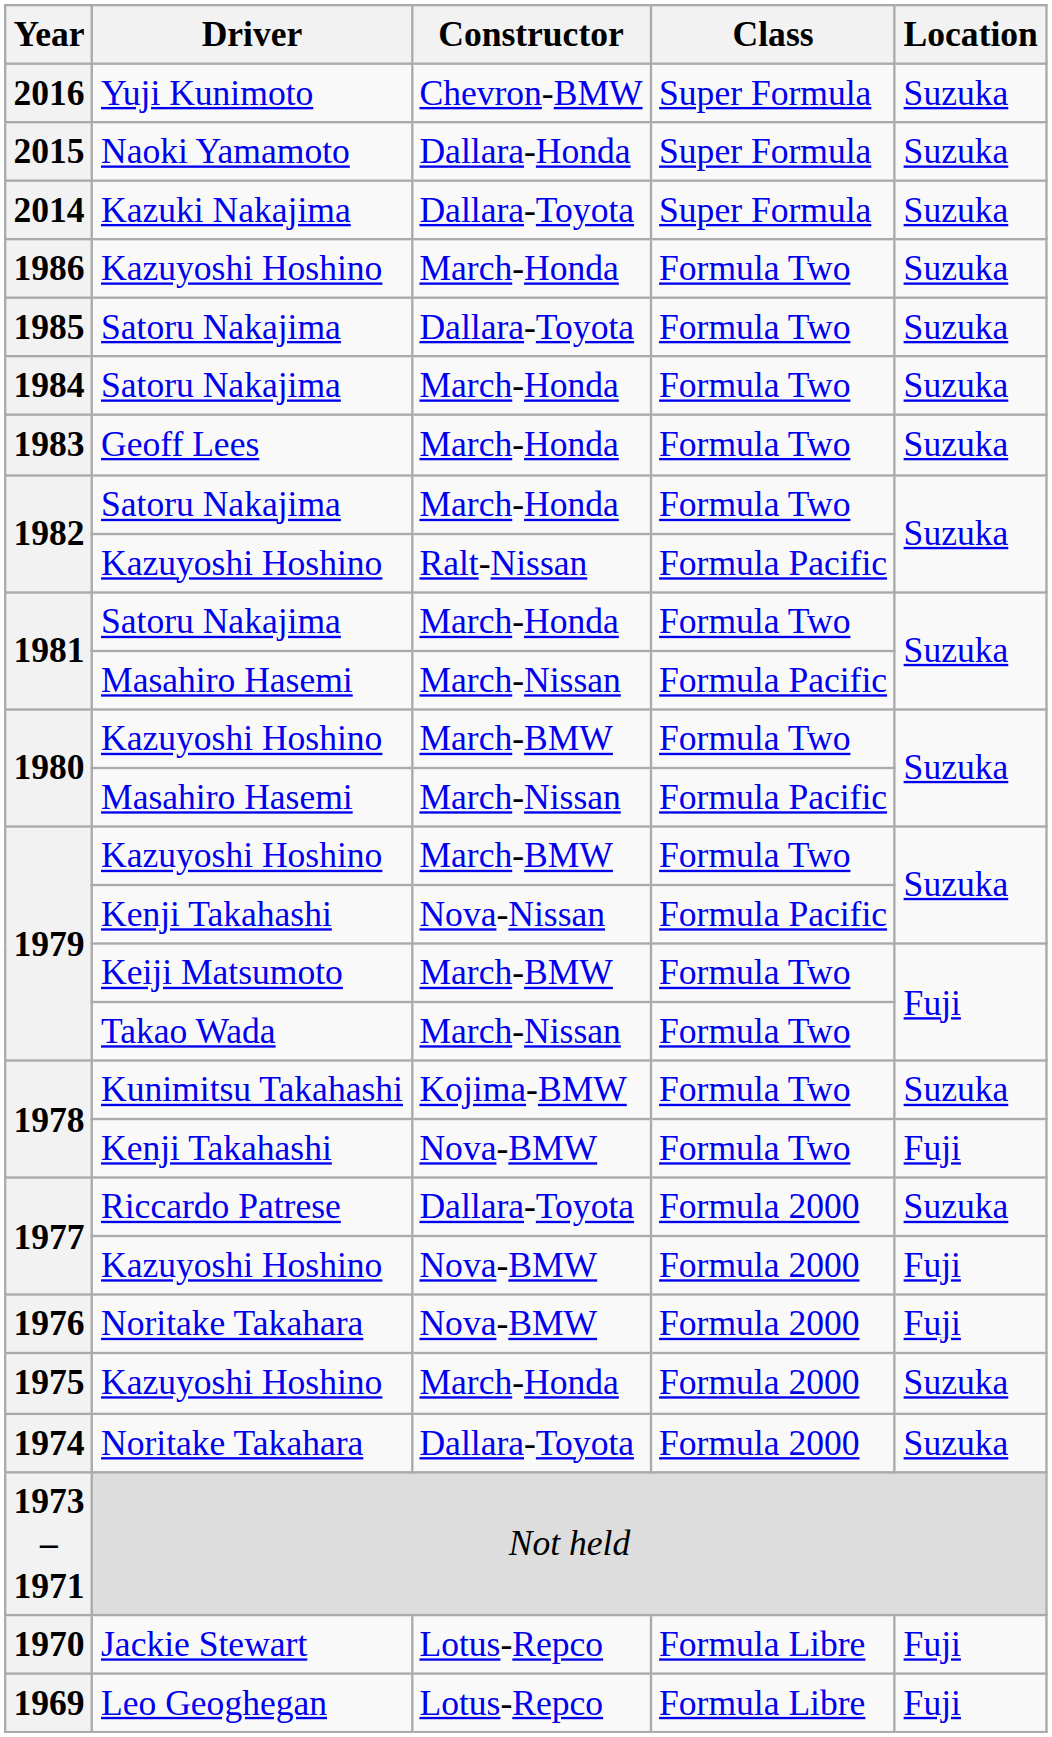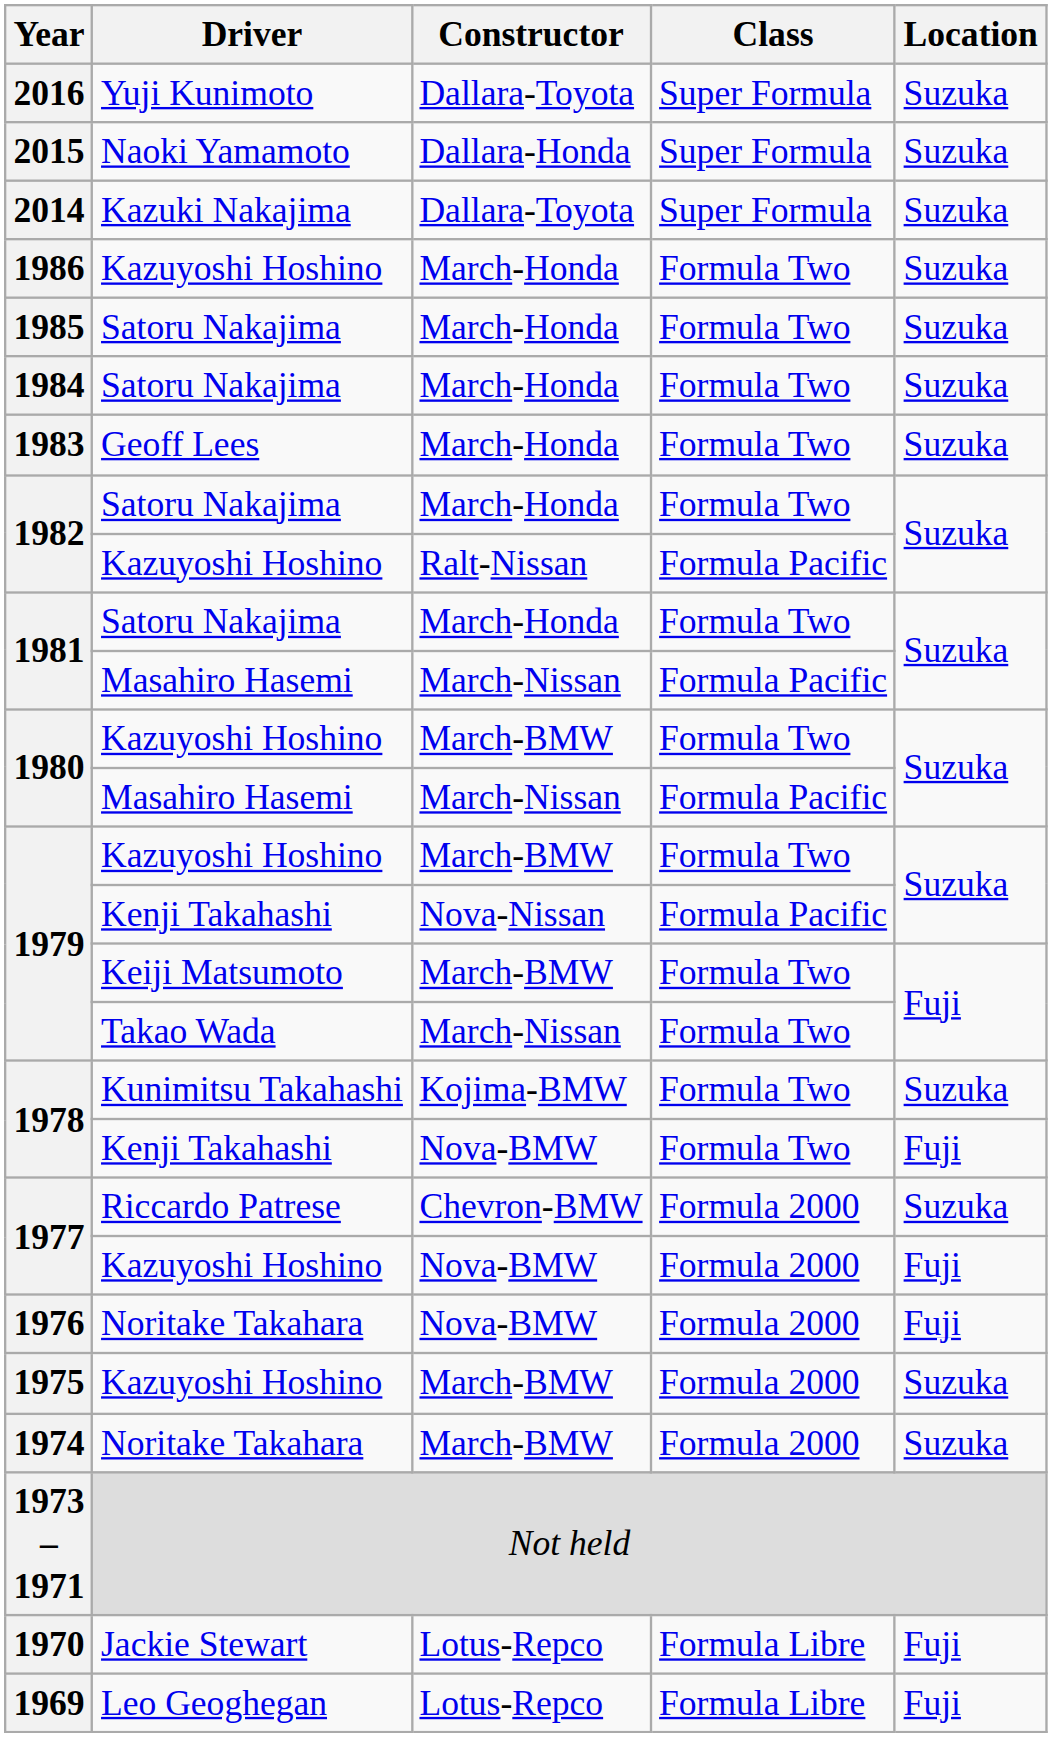(531, 92) Chevron-BMW -> (527, 92) Dallara-Toyota
(527, 327) Dallara-Toyota -> (519, 327) March-Honda
(527, 1206) Dallara-Toyota -> (531, 1206) Chevron-BMW
(519, 1382) March-Honda -> (516, 1382) March-BMW
(527, 1441) Dallara-Toyota -> (516, 1441) March-BMW
